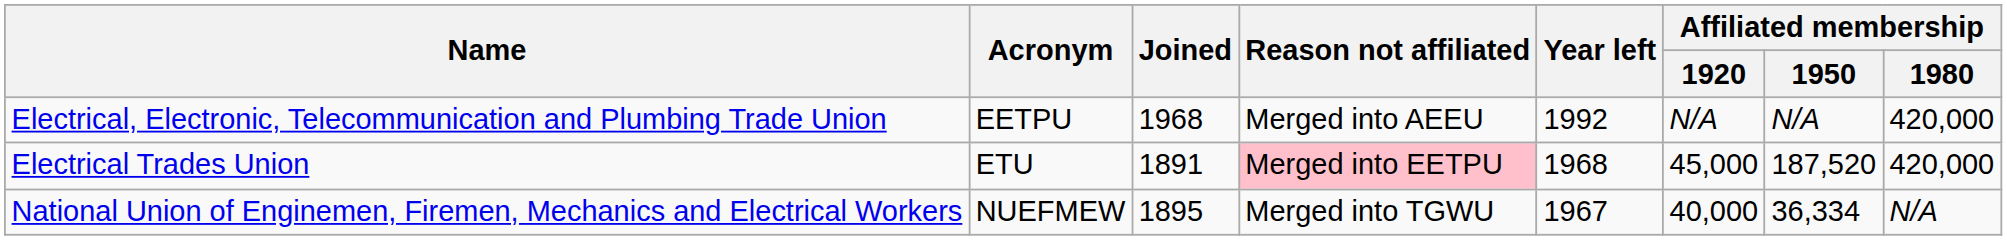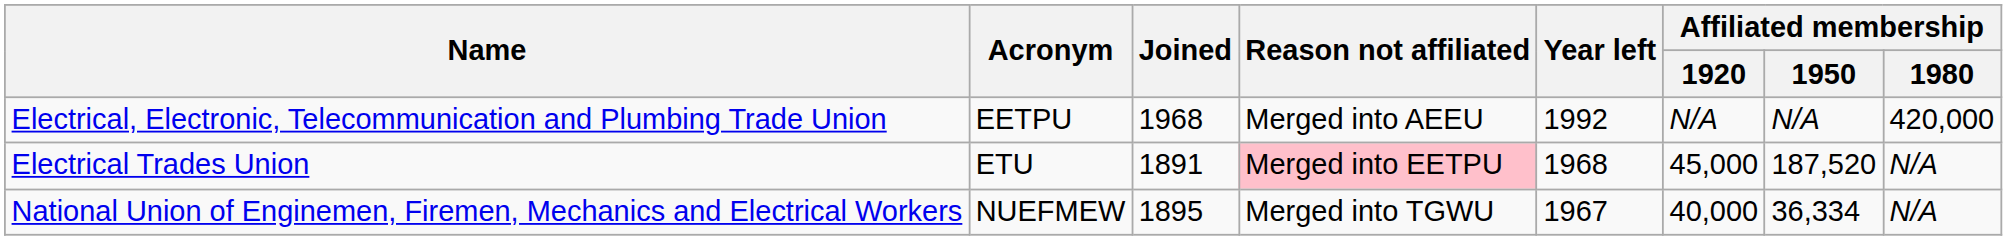(1942, 165) 420,000 -> (1914, 165) N/A
